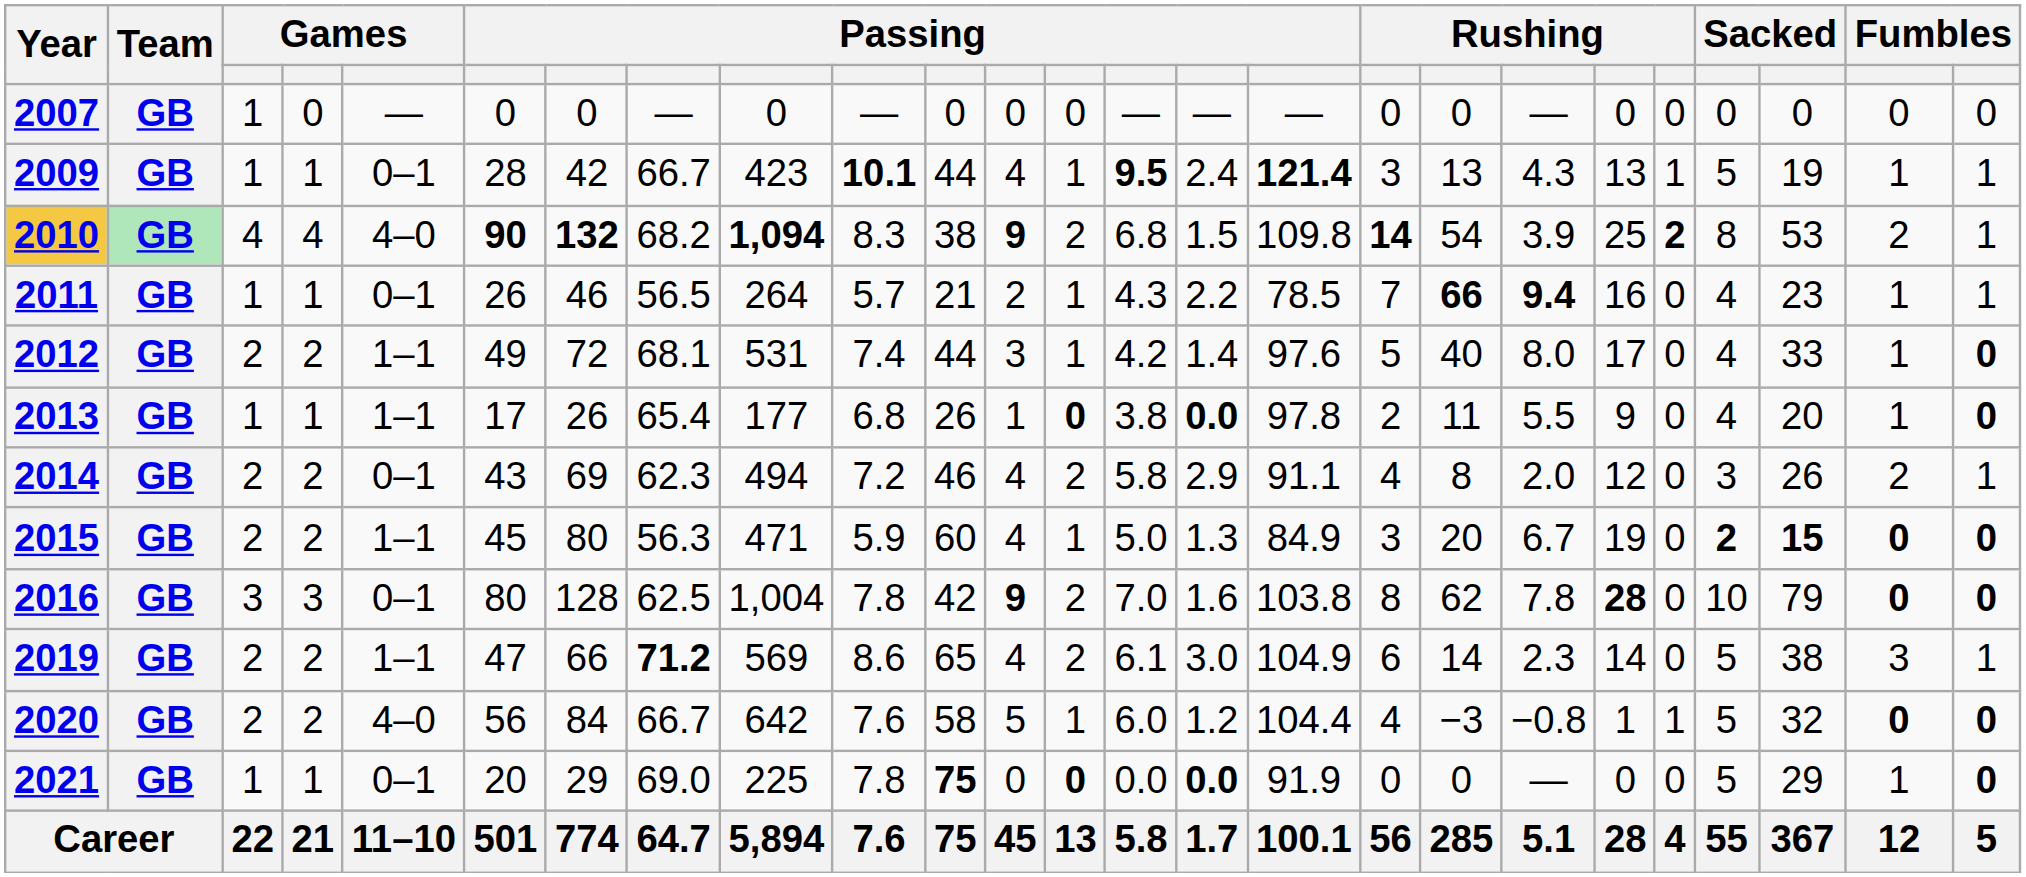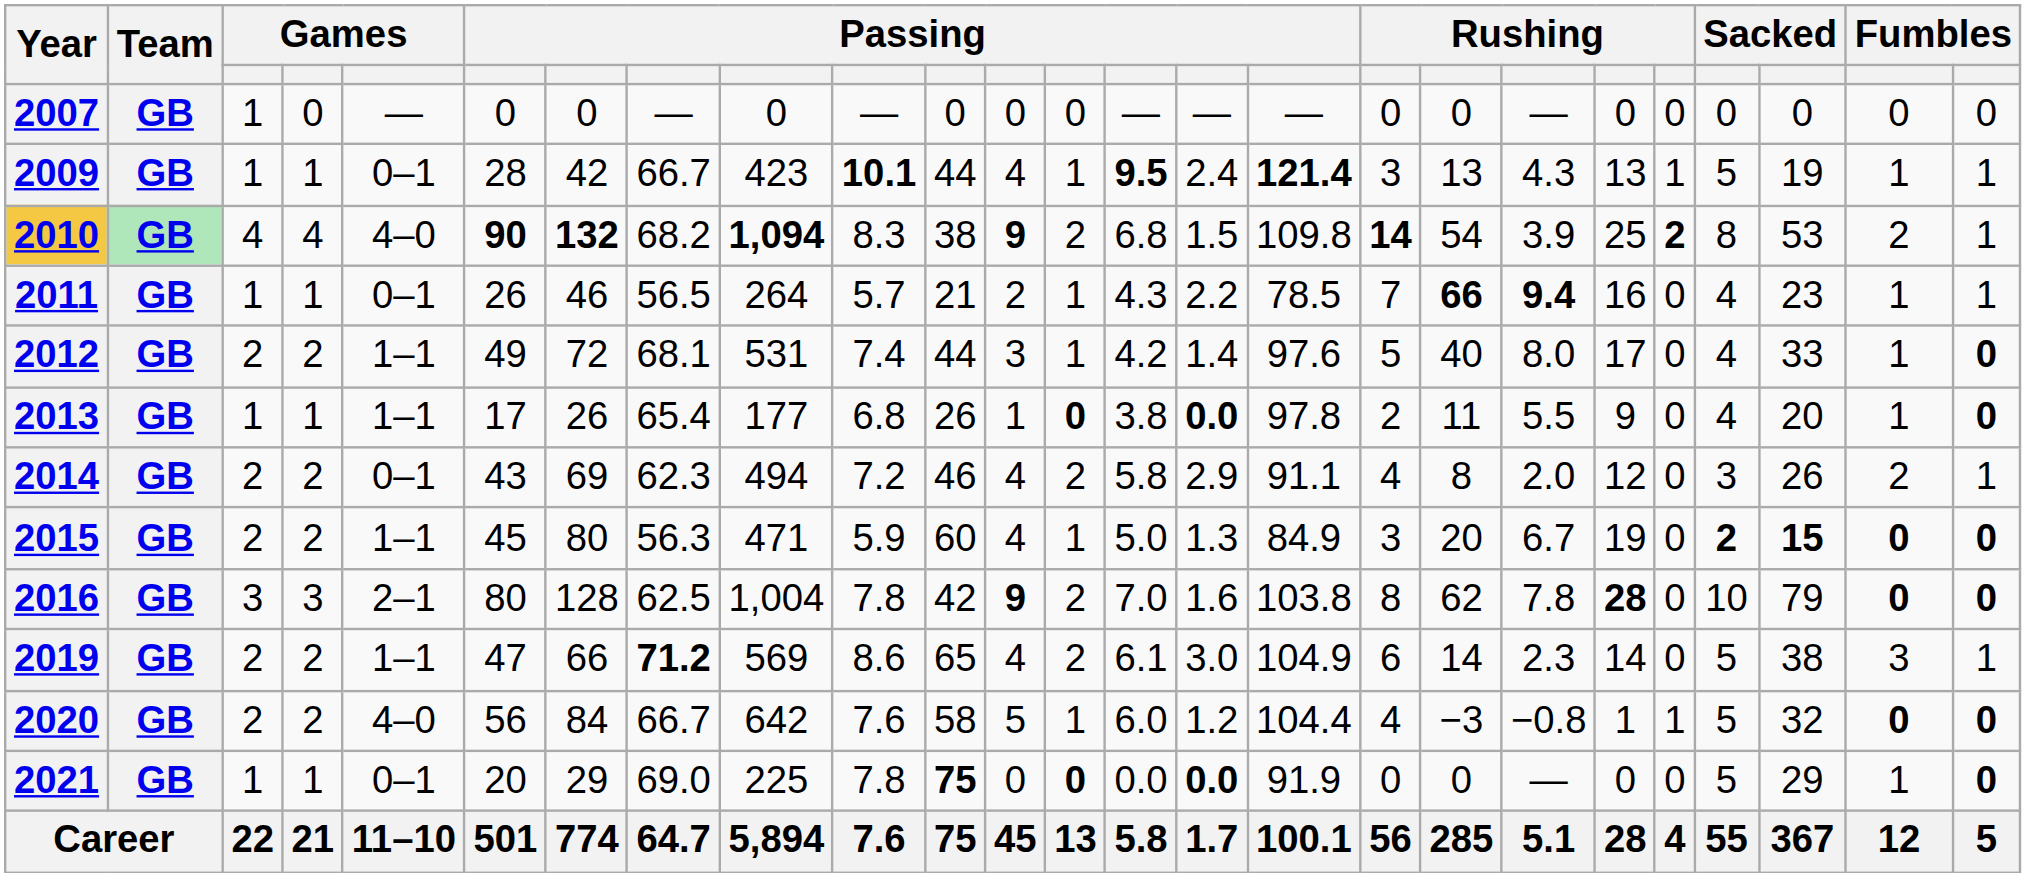(404, 598) 0–1 -> (404, 598) 2–1
